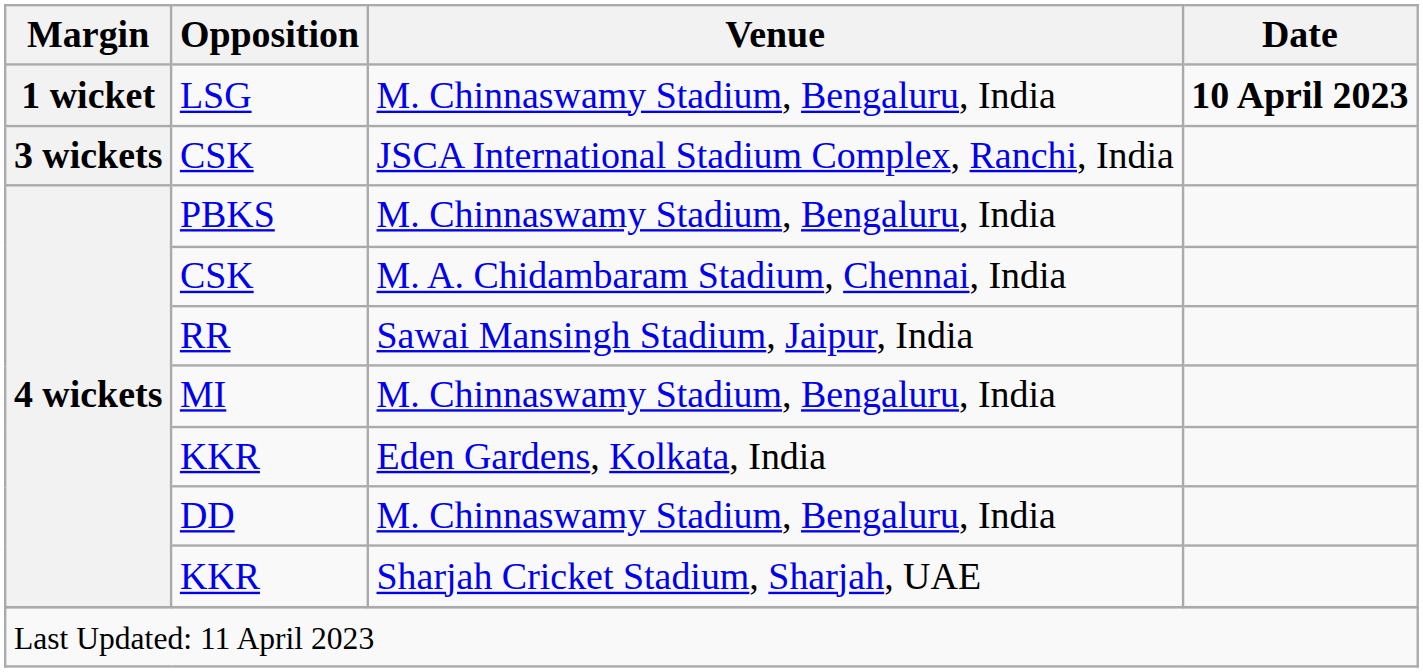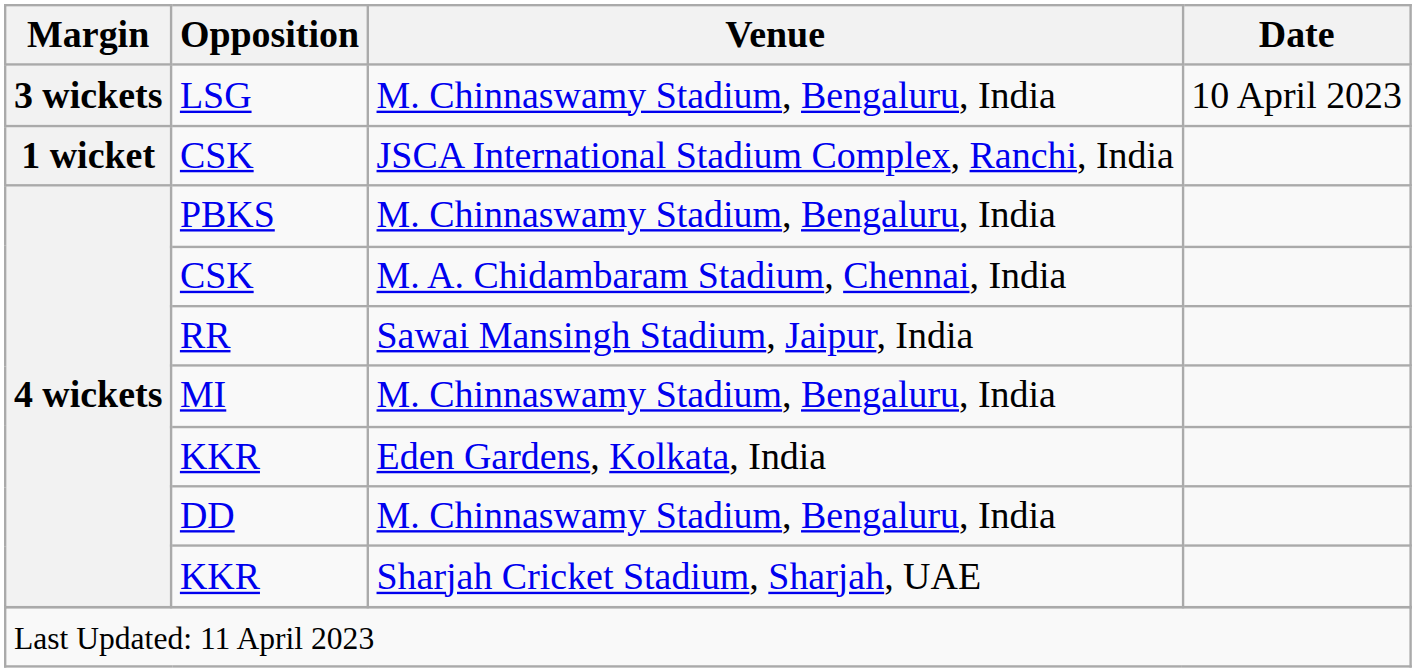(88, 94) 1 wicket -> (88, 94) 3 wickets
(1300, 94) bold -> (1297, 94) normal
(88, 154) 3 wickets -> (88, 154) 1 wicket
